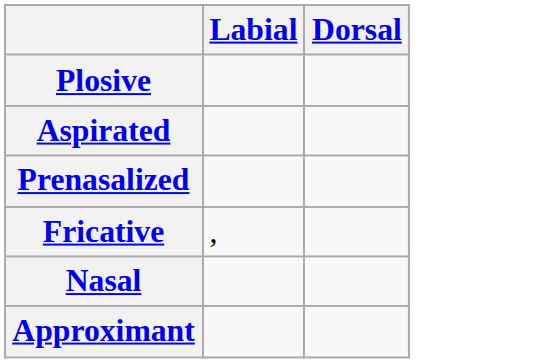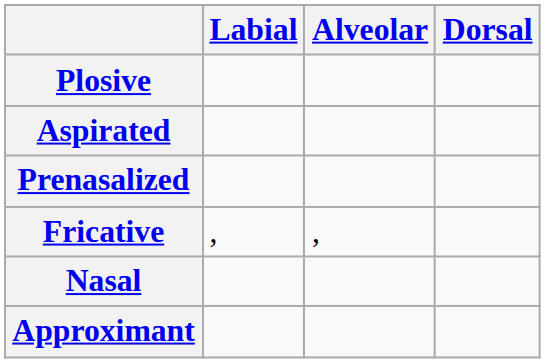+ column: (370, 29)
